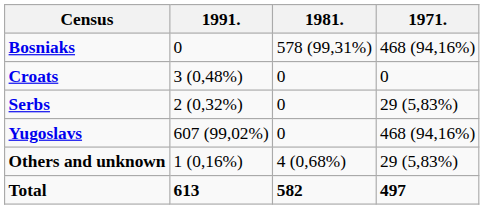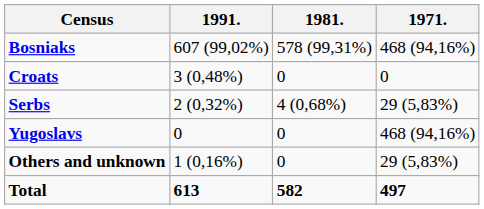(178, 47) 0 -> (221, 47) 607 (99,02%)
(281, 104) 0 -> (311, 104) 4 (0,68%)
(221, 133) 607 (99,02%) -> (178, 133) 0
(311, 161) 4 (0,68%) -> (281, 161) 0
